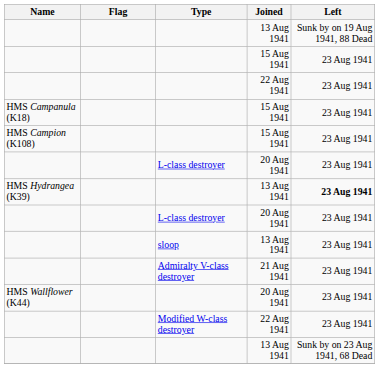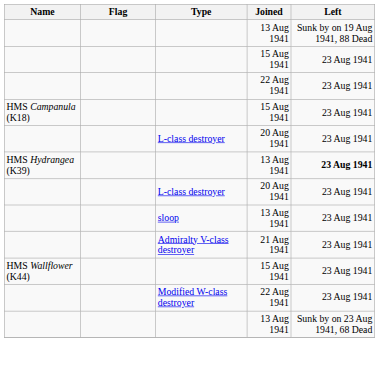- row: (36, 139)
(275, 297) 20 Aug 1941 -> (275, 271) 15 Aug 1941
